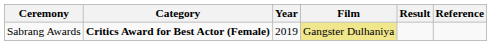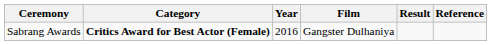(286, 31) 2019 -> (286, 31) 2016
(349, 31) khaki background -> (349, 31) no background
